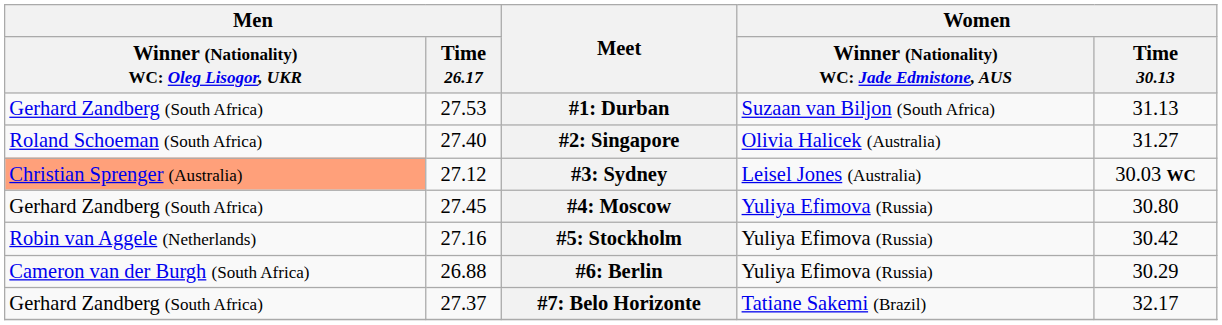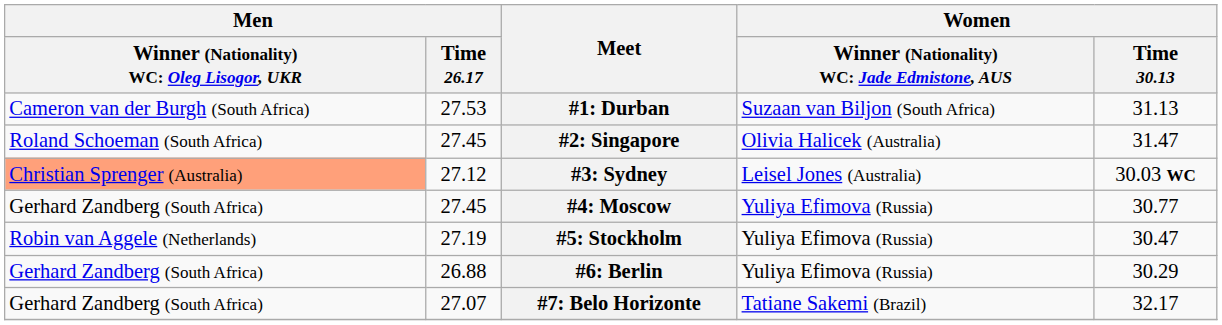(136, 108) Gerhard Zandberg (South Africa) -> (159, 108) Cameron van der Burgh (South Africa)
(463, 141) 27.40 -> (463, 141) 27.45
(1156, 141) 31.27 -> (1156, 141) 31.47
(1156, 206) 30.80 -> (1156, 206) 30.77
(463, 238) 27.16 -> (463, 238) 27.19
(1156, 238) 30.42 -> (1156, 238) 30.47
(159, 271) Cameron van der Burgh (South Africa) -> (136, 271) Gerhard Zandberg (South Africa)
(463, 303) 27.37 -> (463, 303) 27.07
